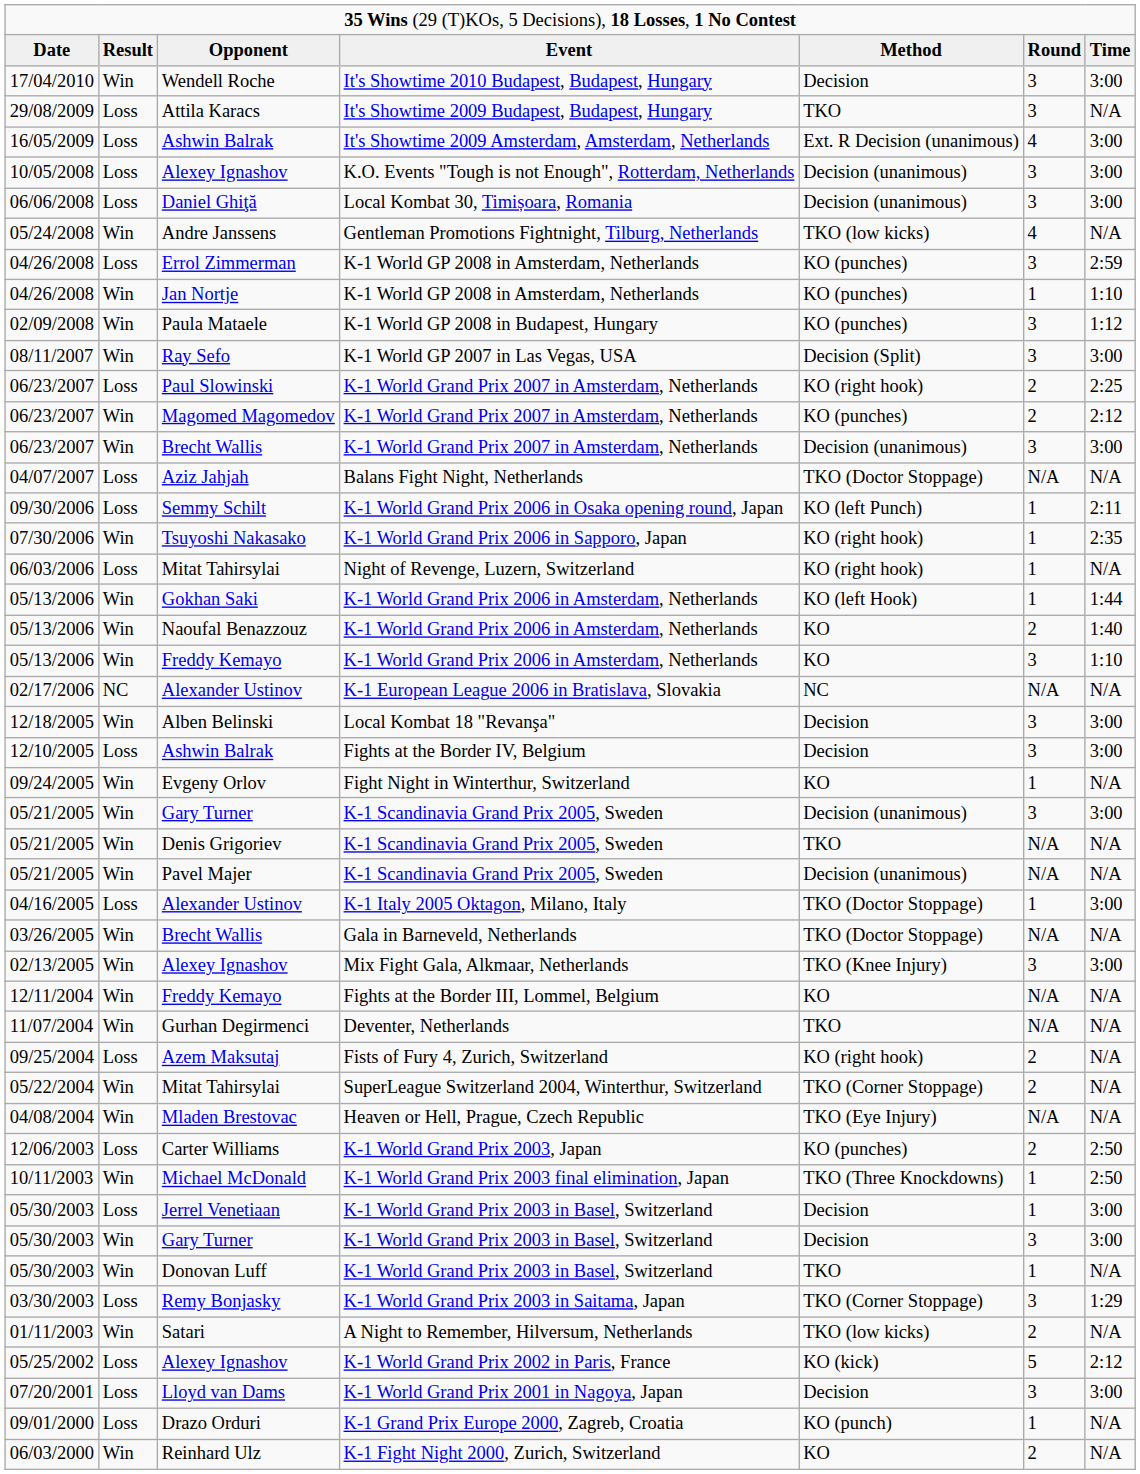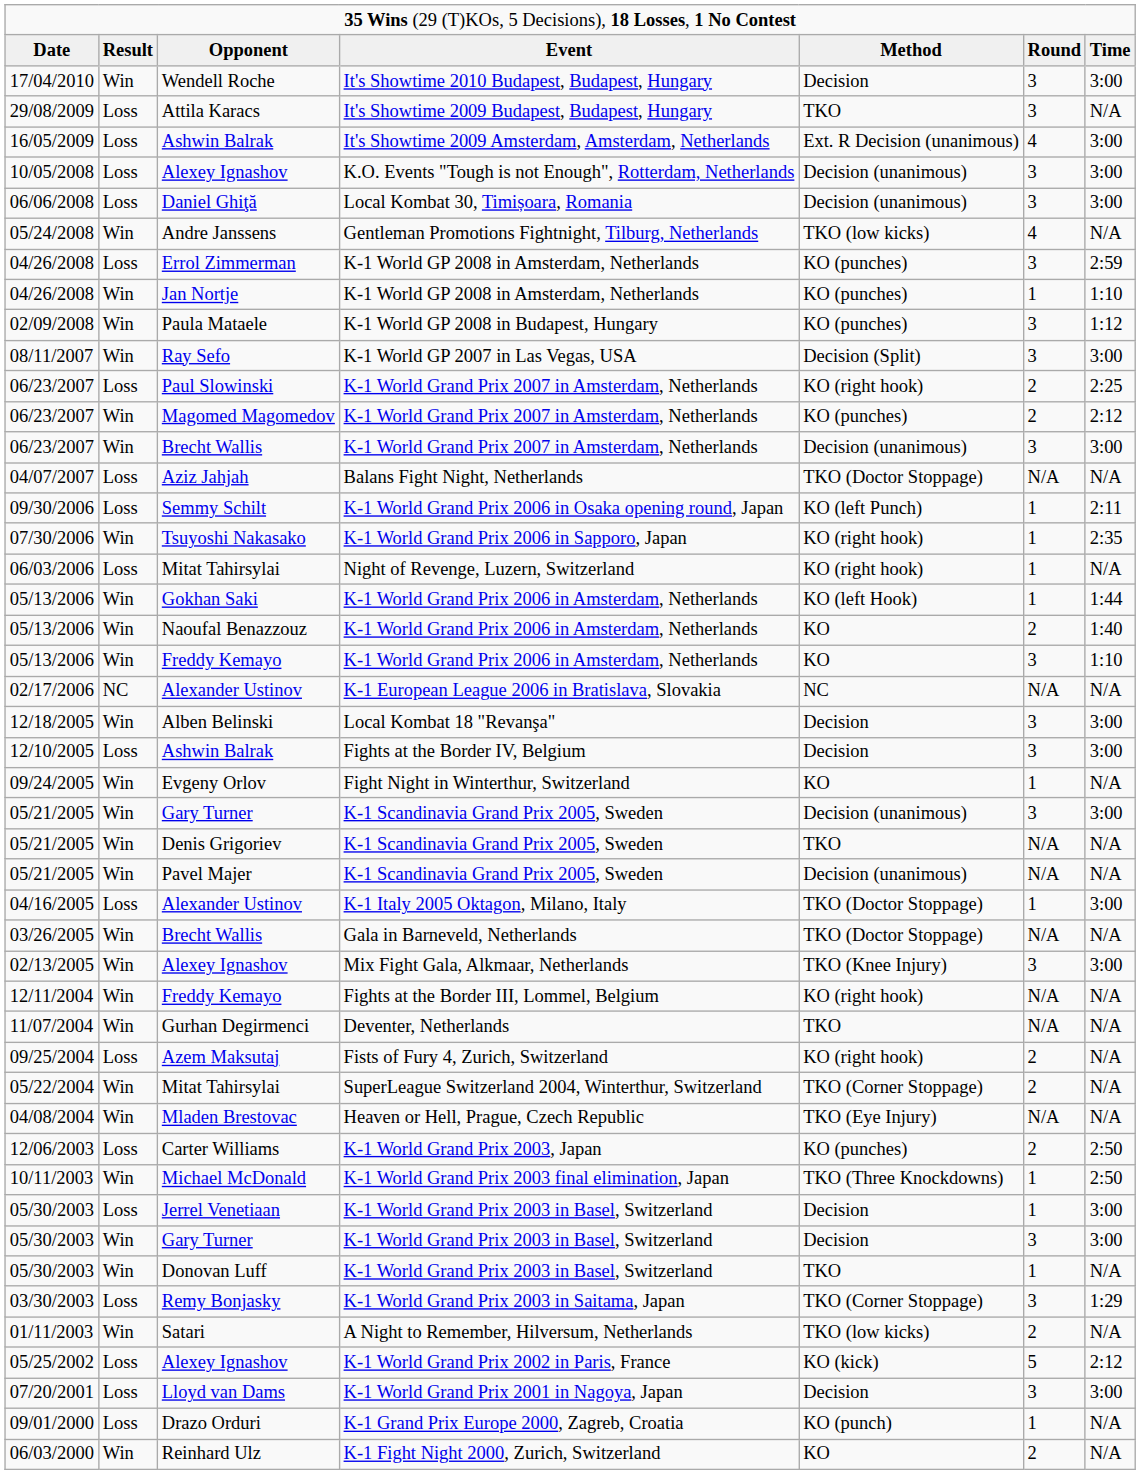(816, 996) KO -> (863, 996) KO (right hook)
